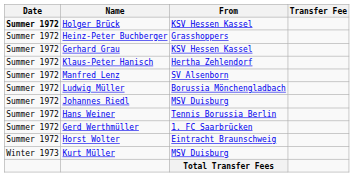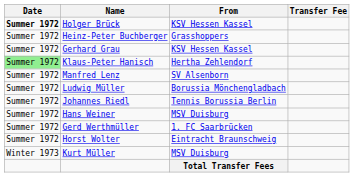(32, 62) no background -> (32, 62) lightgreen background
(200, 101) MSV Duisburg -> (224, 101) Tennis Borussia Berlin
(224, 114) Tennis Borussia Berlin -> (200, 114) MSV Duisburg
